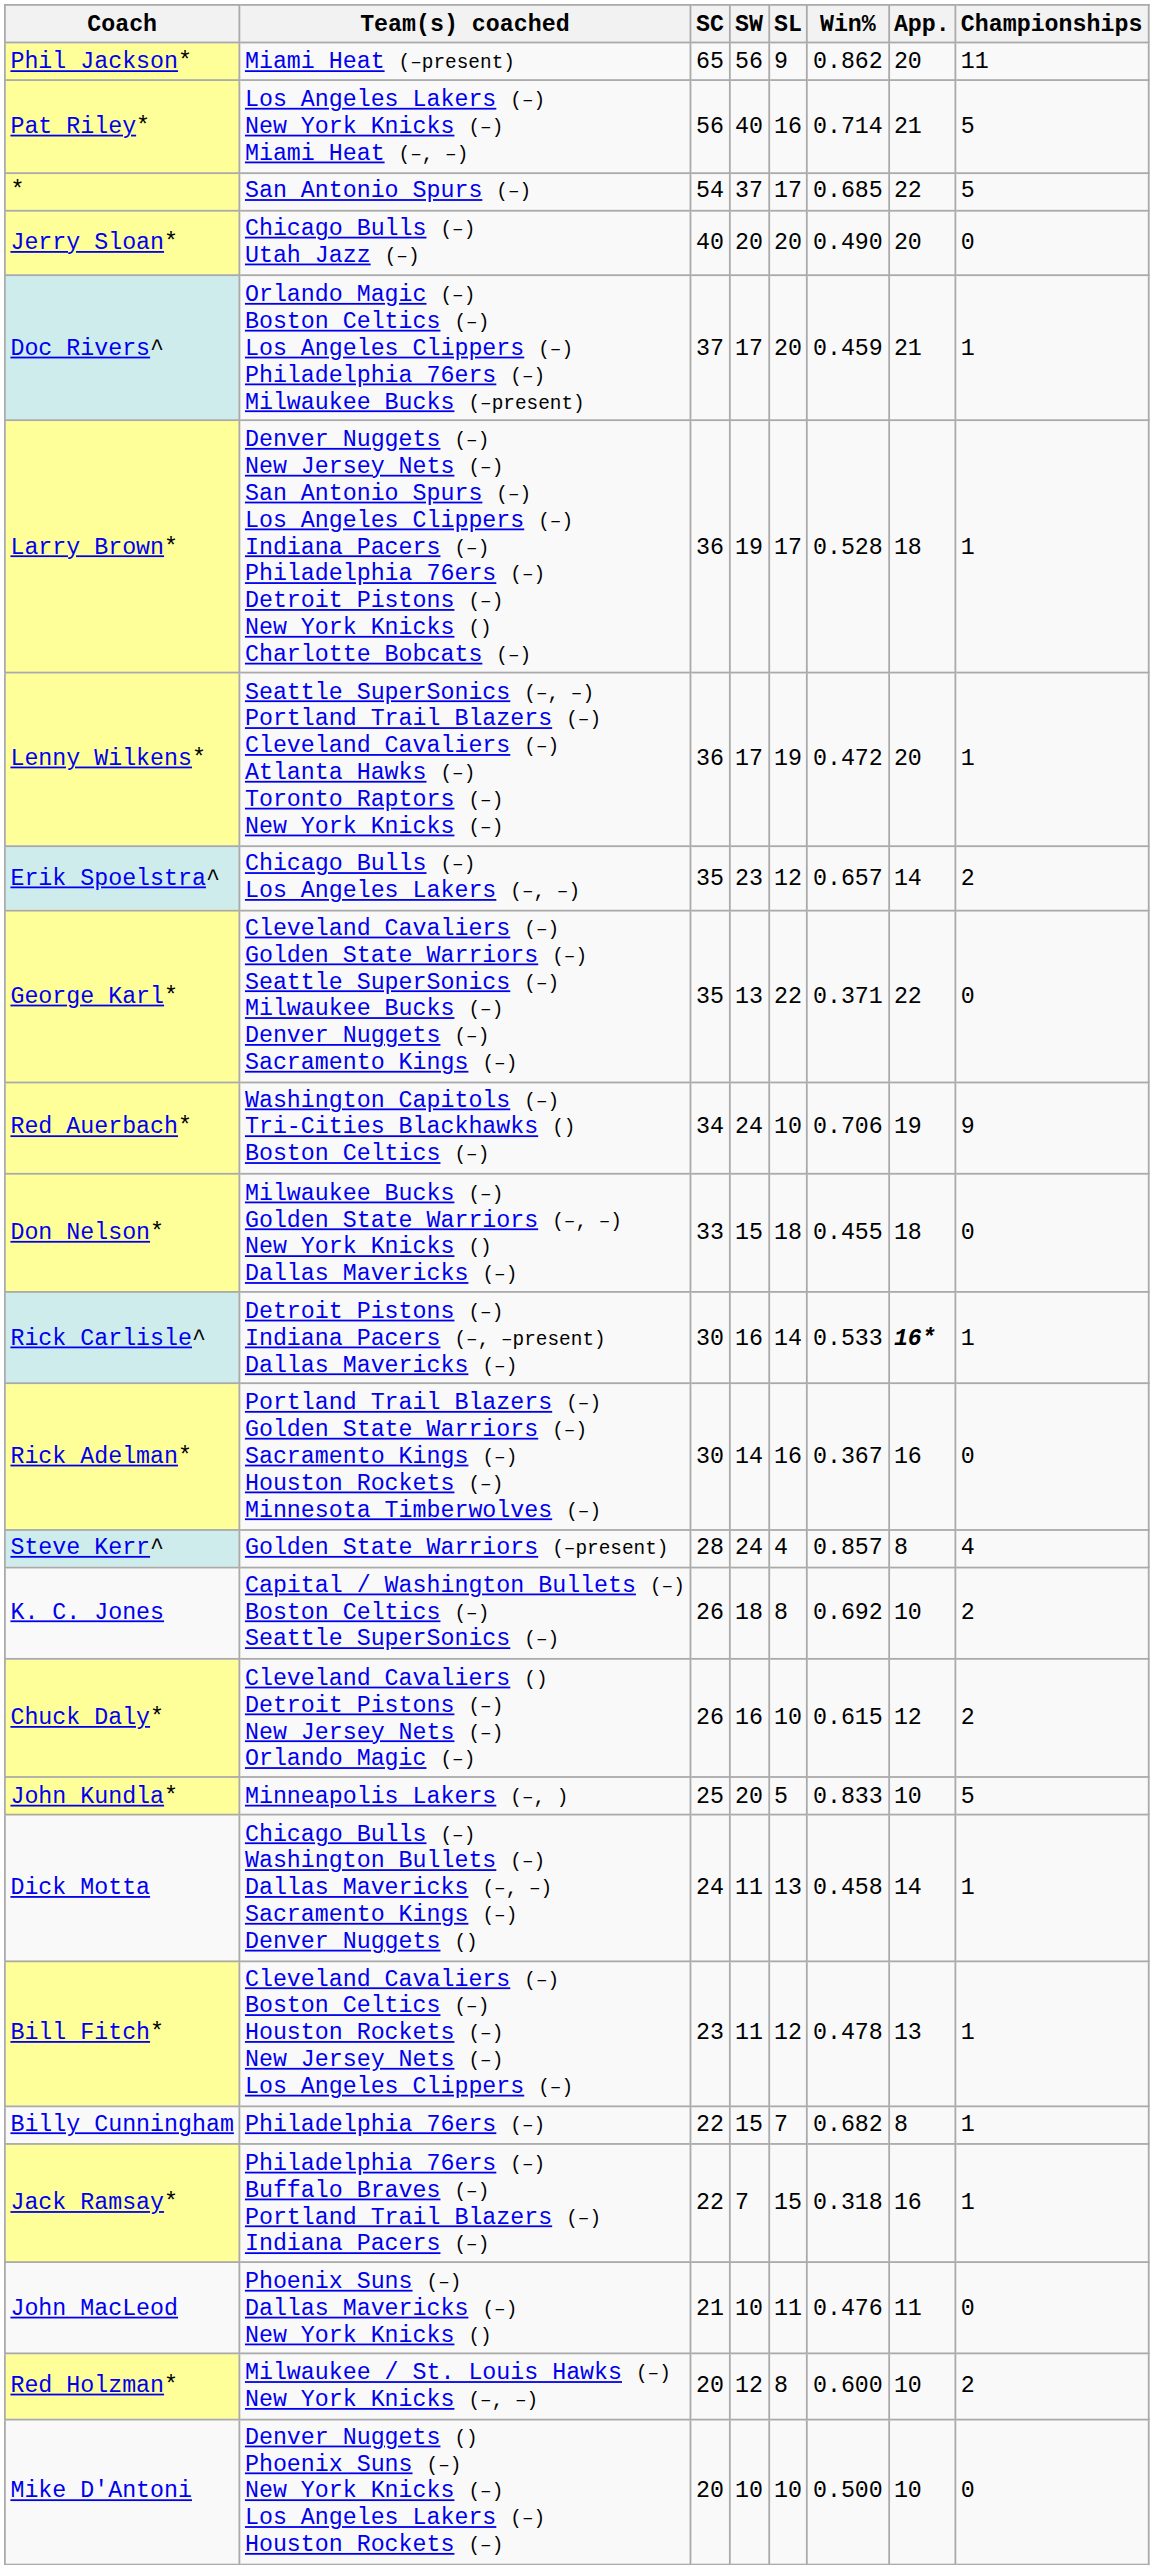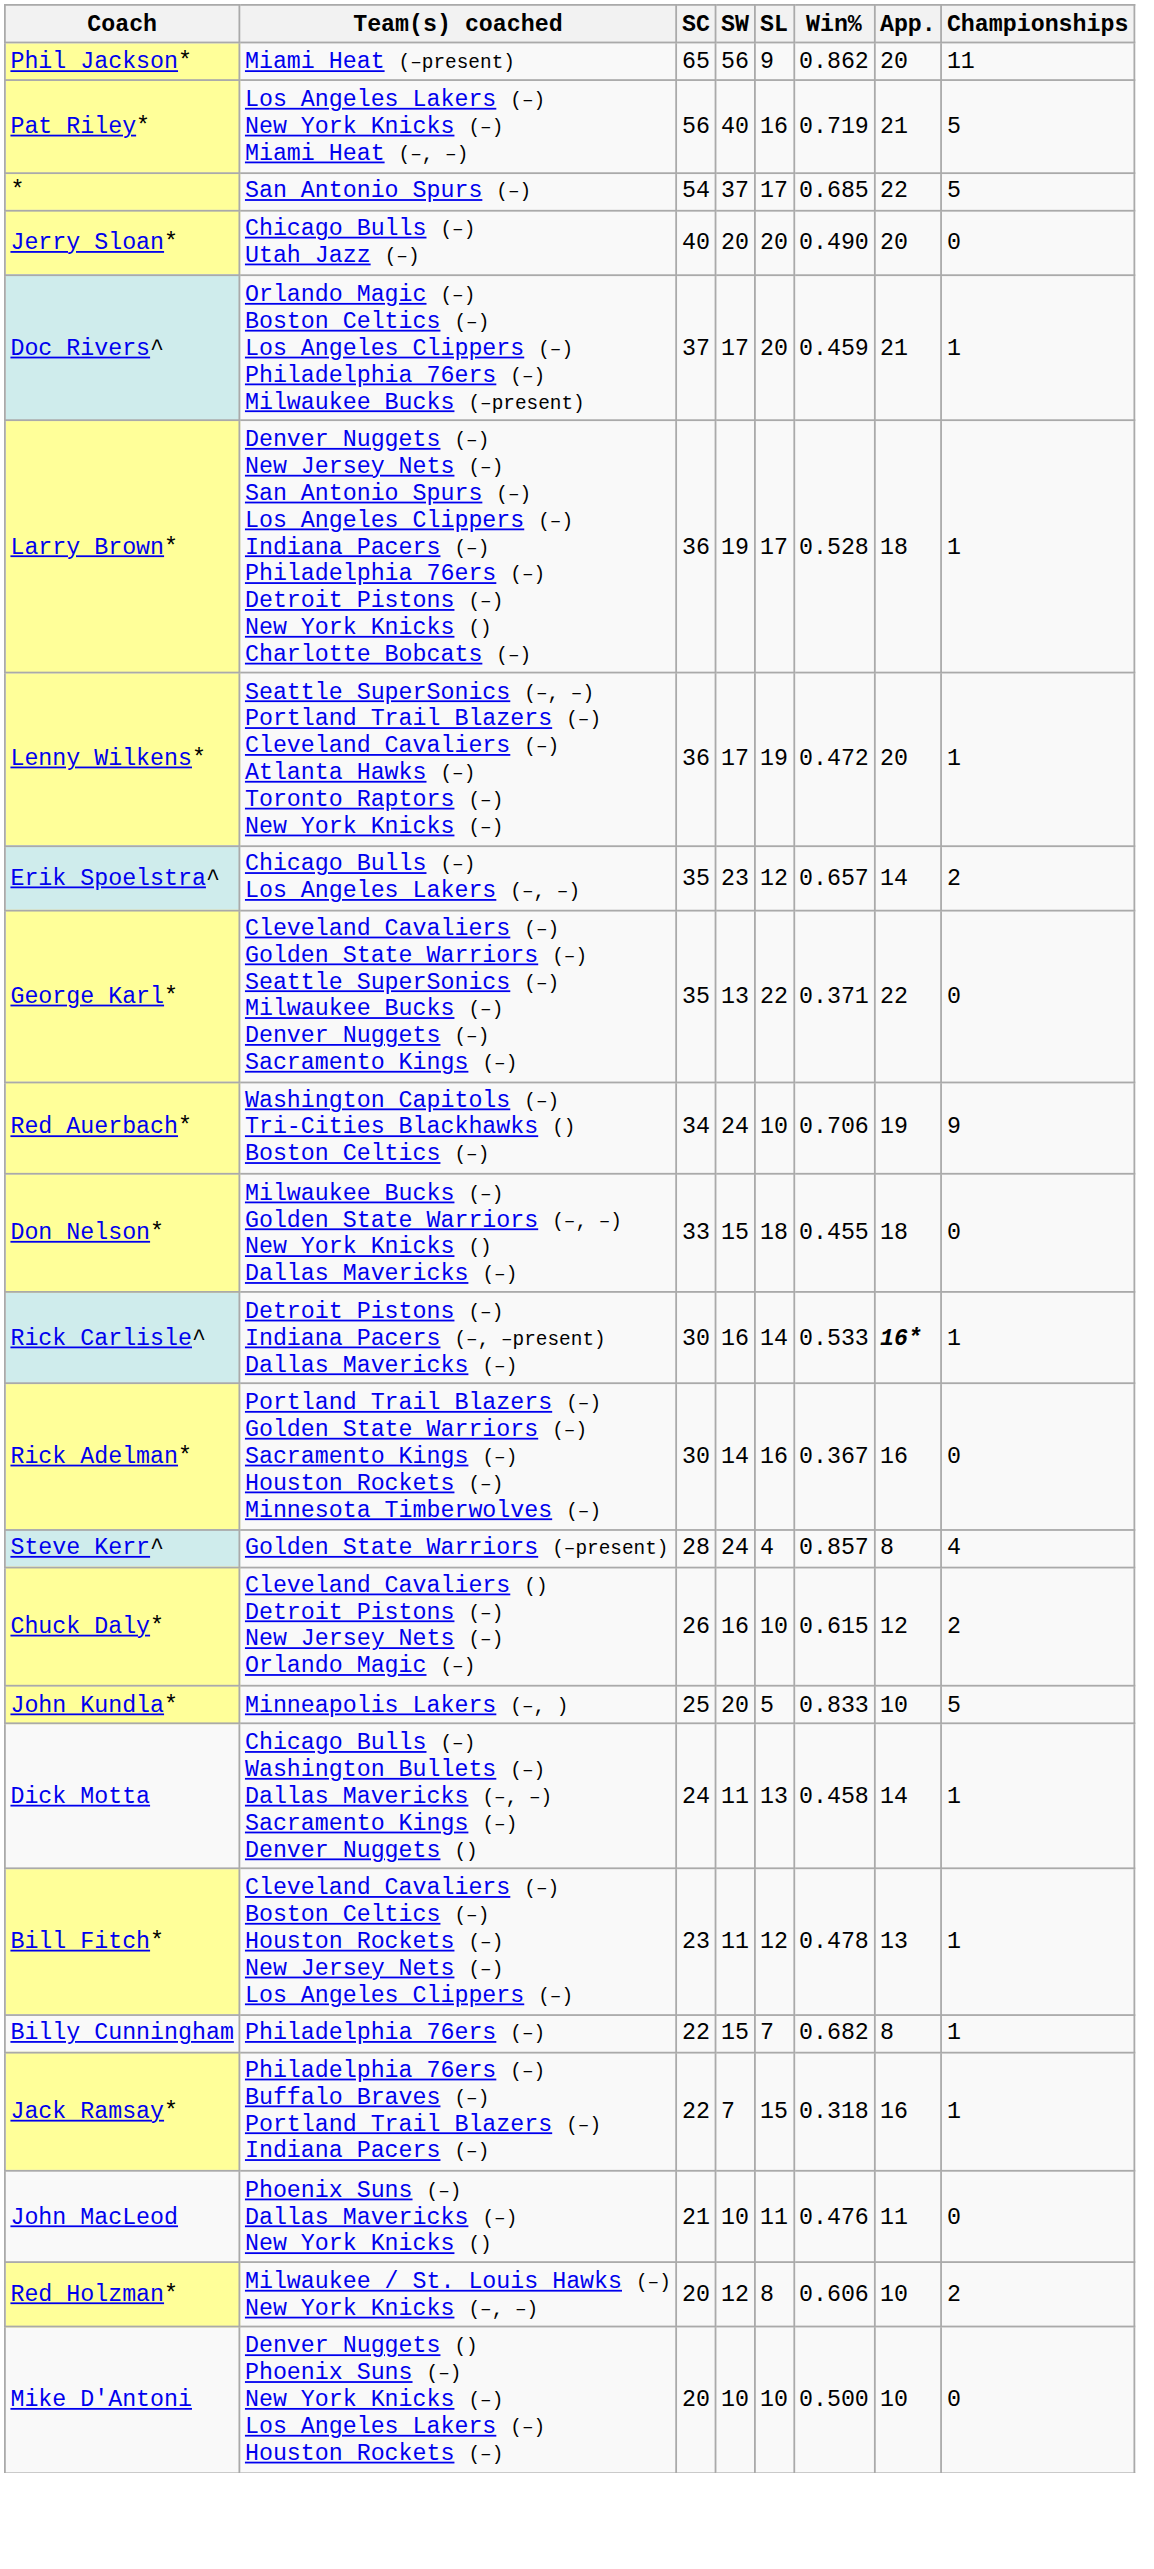(848, 127) 0.714 -> (834, 127) 0.719
- row: (87, 1613)
(848, 2386) 0.600 -> (834, 2295) 0.606
